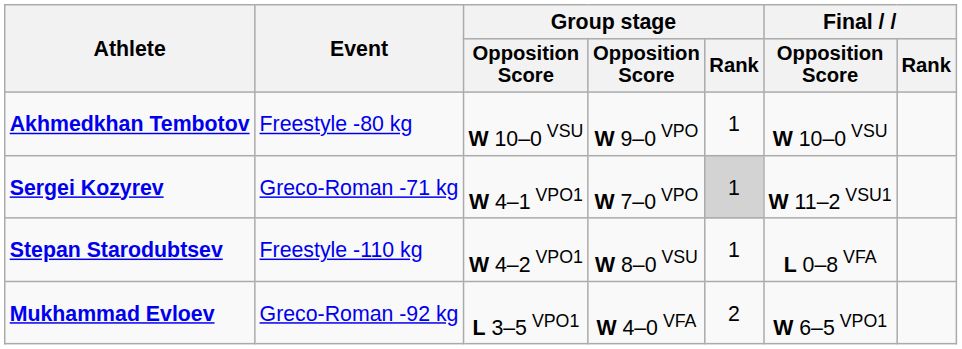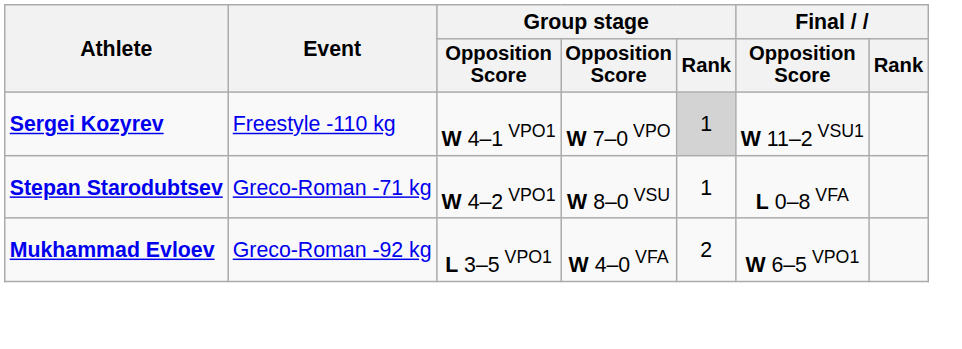- row: (130, 124)
(359, 187) Greco-Roman -71 kg -> (314, 124) Freestyle -110 kg
(341, 250) Freestyle -110 kg -> (332, 187) Greco-Roman -71 kg
